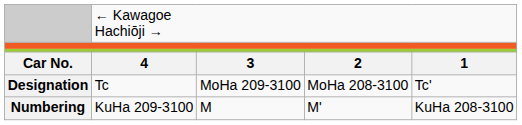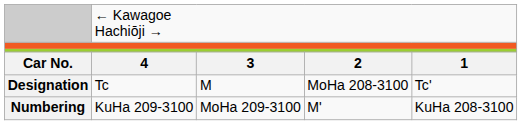(250, 85) MoHa 209-3100 -> (206, 85) M
(206, 108) M -> (250, 108) MoHa 209-3100
